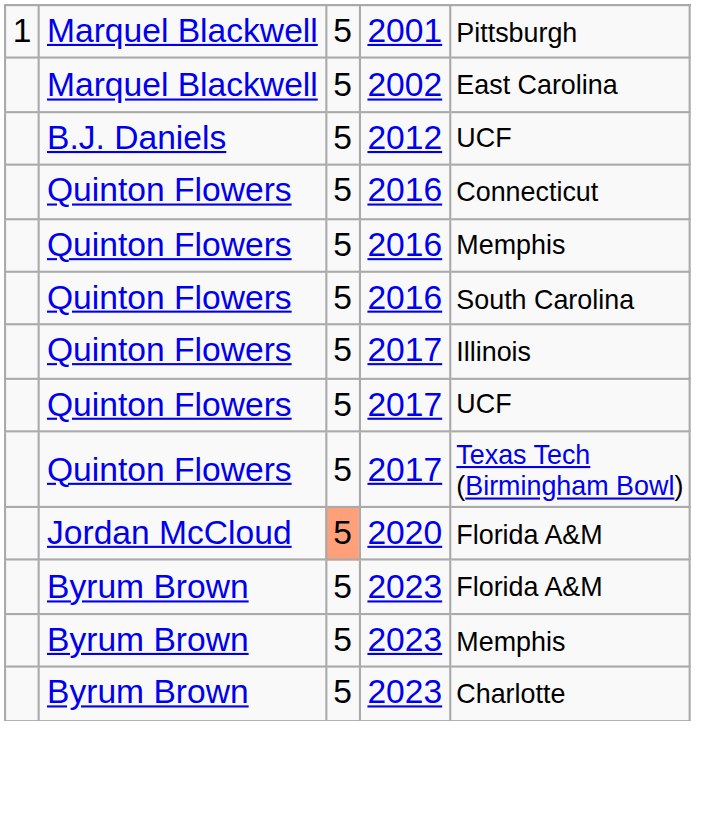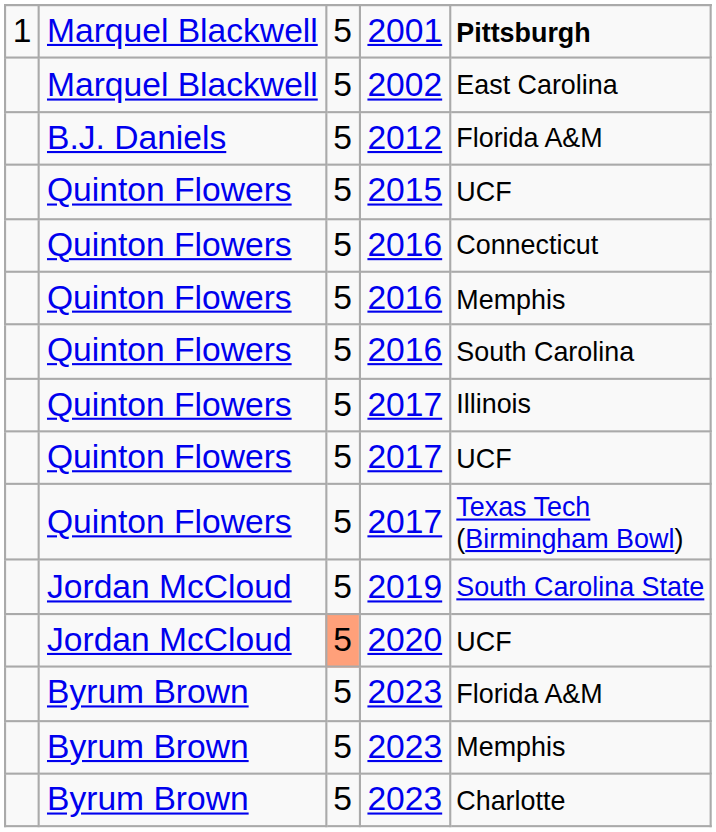(517, 32) normal -> (524, 32) bold
(484, 138) UCF -> (530, 138) Florida A&M
+ row: (169, 191)
+ row: (169, 586)
(530, 534) Florida A&M -> (484, 640) UCF
